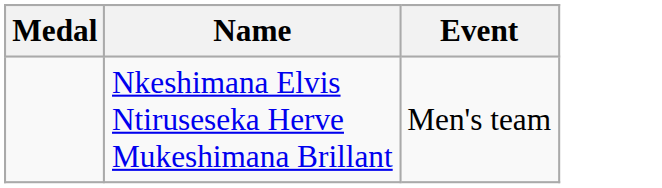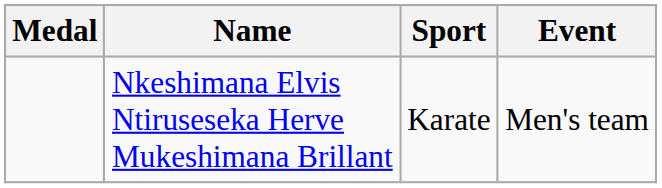+ column: (449, 30)
